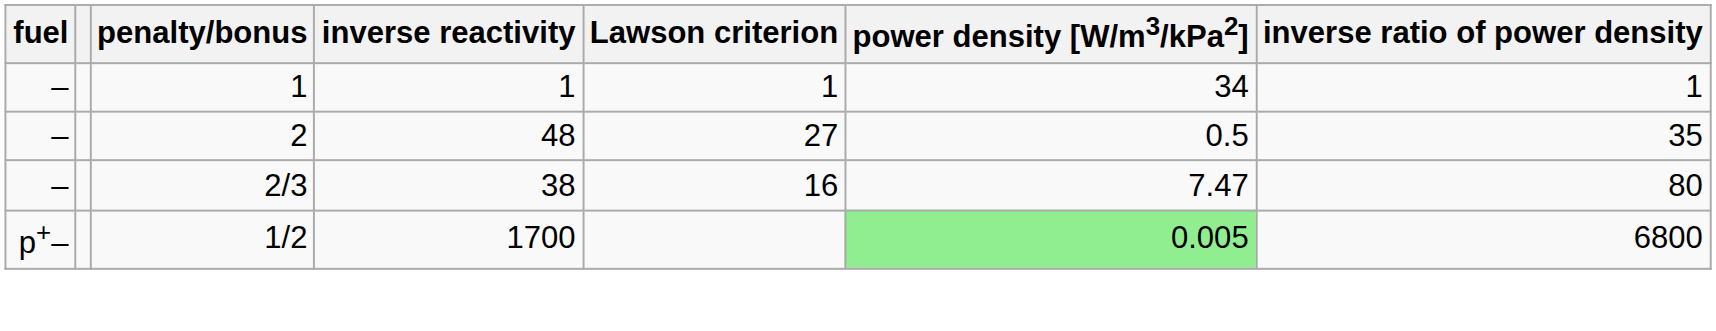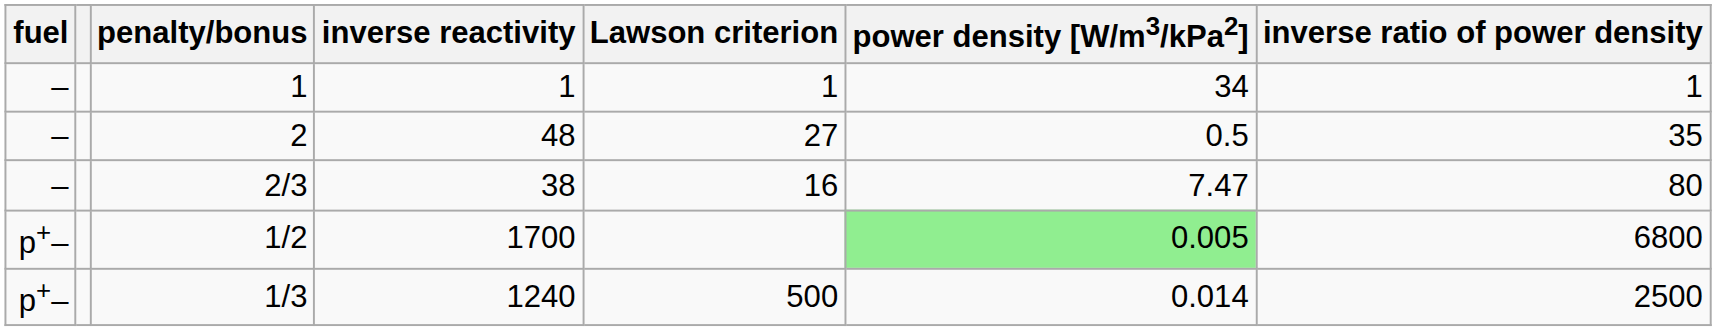+ row: (286, 296)
